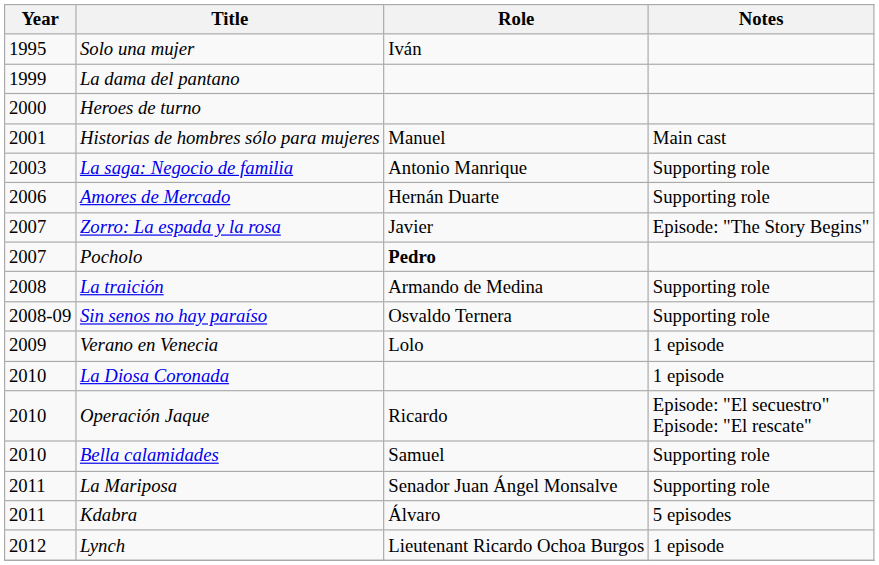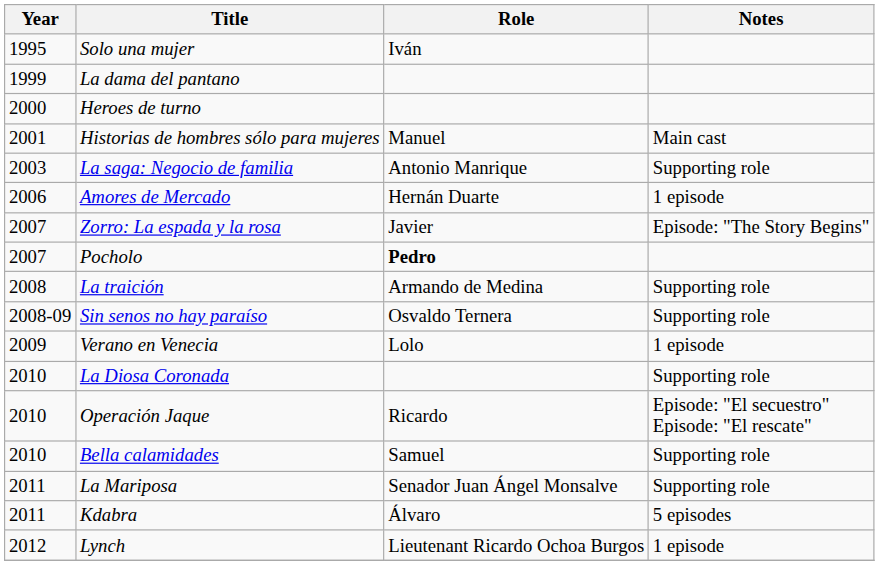(711, 197) Supporting role -> (688, 197) 1 episode
(688, 375) 1 episode -> (711, 375) Supporting role
